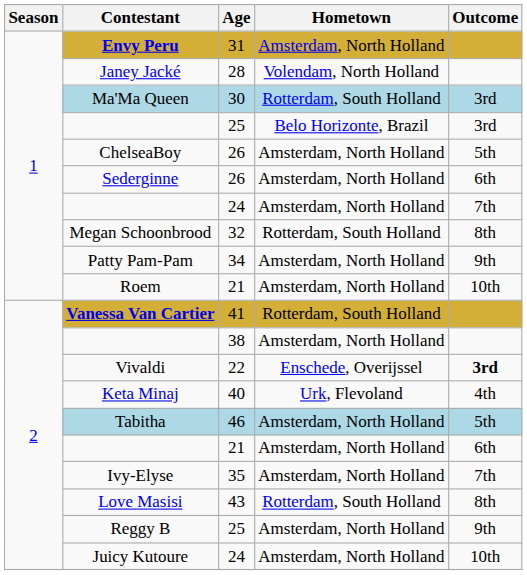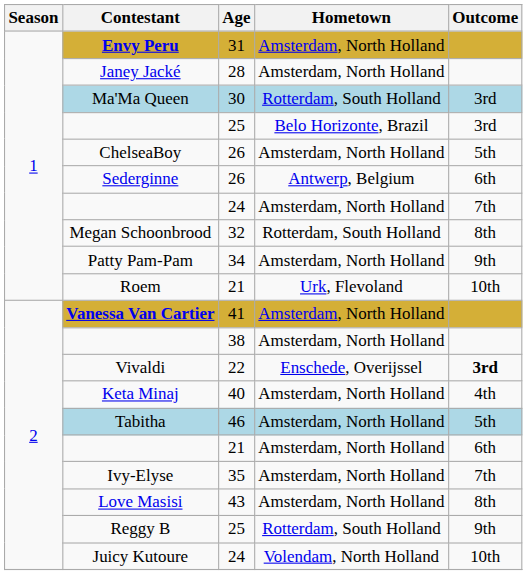(351, 71) Volendam, North Holland -> (351, 71) Amsterdam, North Holland
(351, 179) Amsterdam, North Holland -> (351, 179) Antwerp, Belgium
(351, 286) Amsterdam, North Holland -> (351, 286) Urk, Flevoland
(351, 313) Rotterdam, South Holland -> (351, 313) Amsterdam, North Holland
(351, 394) Urk, Flevoland -> (351, 394) Amsterdam, North Holland
(351, 502) Rotterdam, South Holland -> (351, 502) Amsterdam, North Holland
(351, 529) Amsterdam, North Holland -> (351, 529) Rotterdam, South Holland
(351, 555) Amsterdam, North Holland -> (351, 555) Volendam, North Holland
